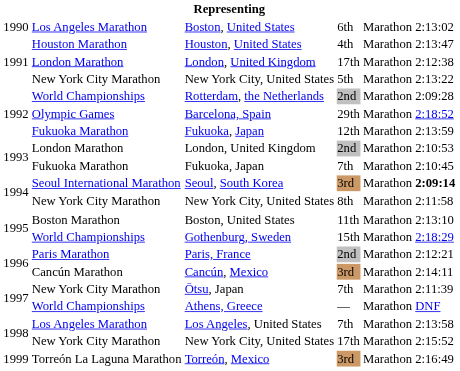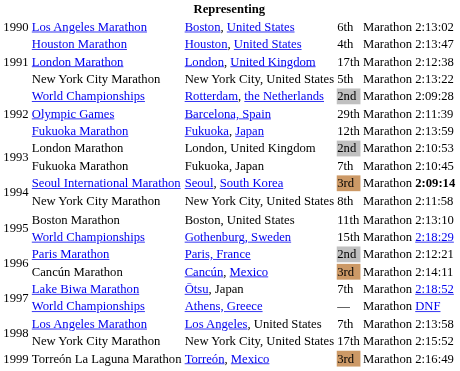(435, 113) 2:18:52 -> (434, 113) 2:11:39
(96, 289) New York City Marathon -> (86, 289) Lake Biwa Marathon
(434, 289) 2:11:39 -> (435, 289) 2:18:52
